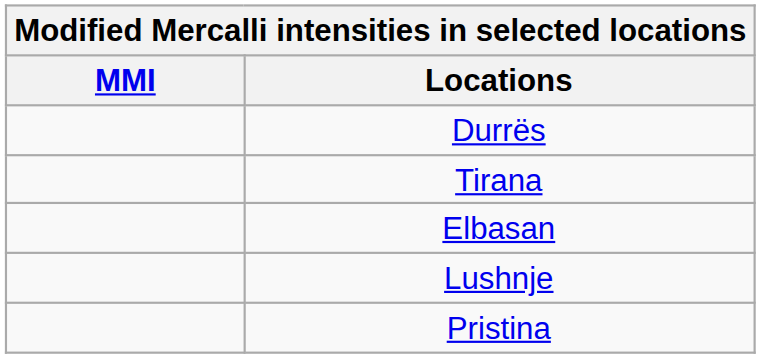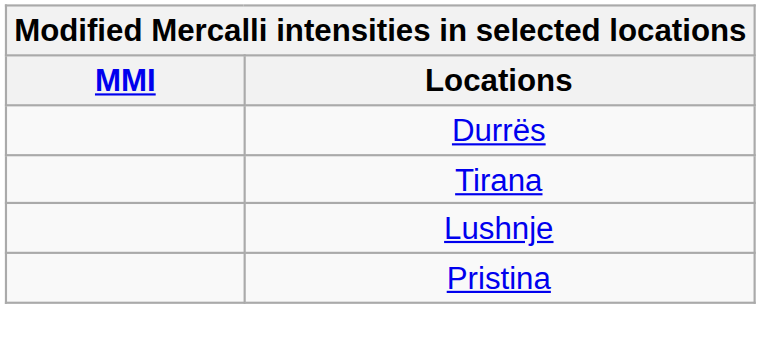- row: (499, 228)
